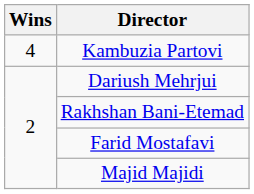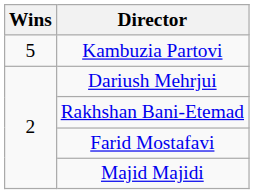(30, 50) 4 -> (30, 50) 5
